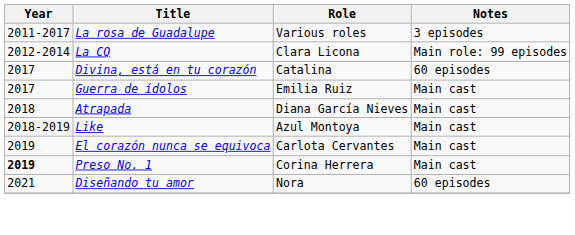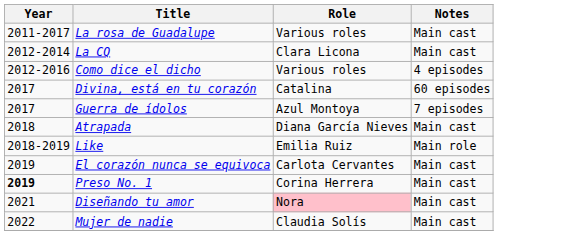(449, 33) 3 episodes -> (445, 33) Main cast
(490, 52) Main role: 99 episodes -> (445, 52) Main cast
+ row: (138, 70)
(314, 89) Emilia Ruiz -> (318, 108) Azul Montoya
(445, 89) Main cast -> (449, 108) 7 episodes
(318, 127) Azul Montoya -> (314, 146) Emilia Ruiz
(445, 127) Main cast -> (445, 146) Main role
(290, 184) no background -> (290, 202) pink background
(452, 184) 60 episodes -> (445, 202) Main cast
+ row: (124, 221)
